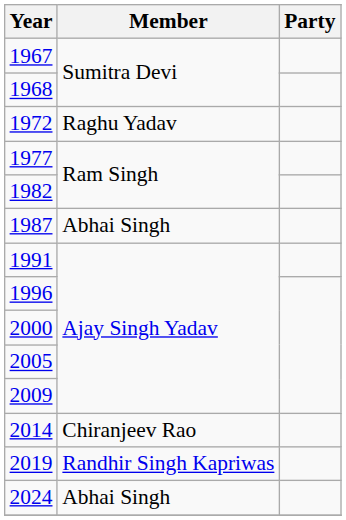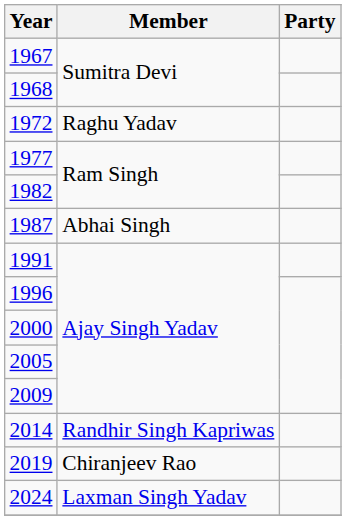(129, 429) Chiranjeev Rao -> (168, 429) Randhir Singh Kapriwas
(168, 463) Randhir Singh Kapriwas -> (129, 463) Chiranjeev Rao
(116, 497) Abhai Singh -> (154, 497) Laxman Singh Yadav
